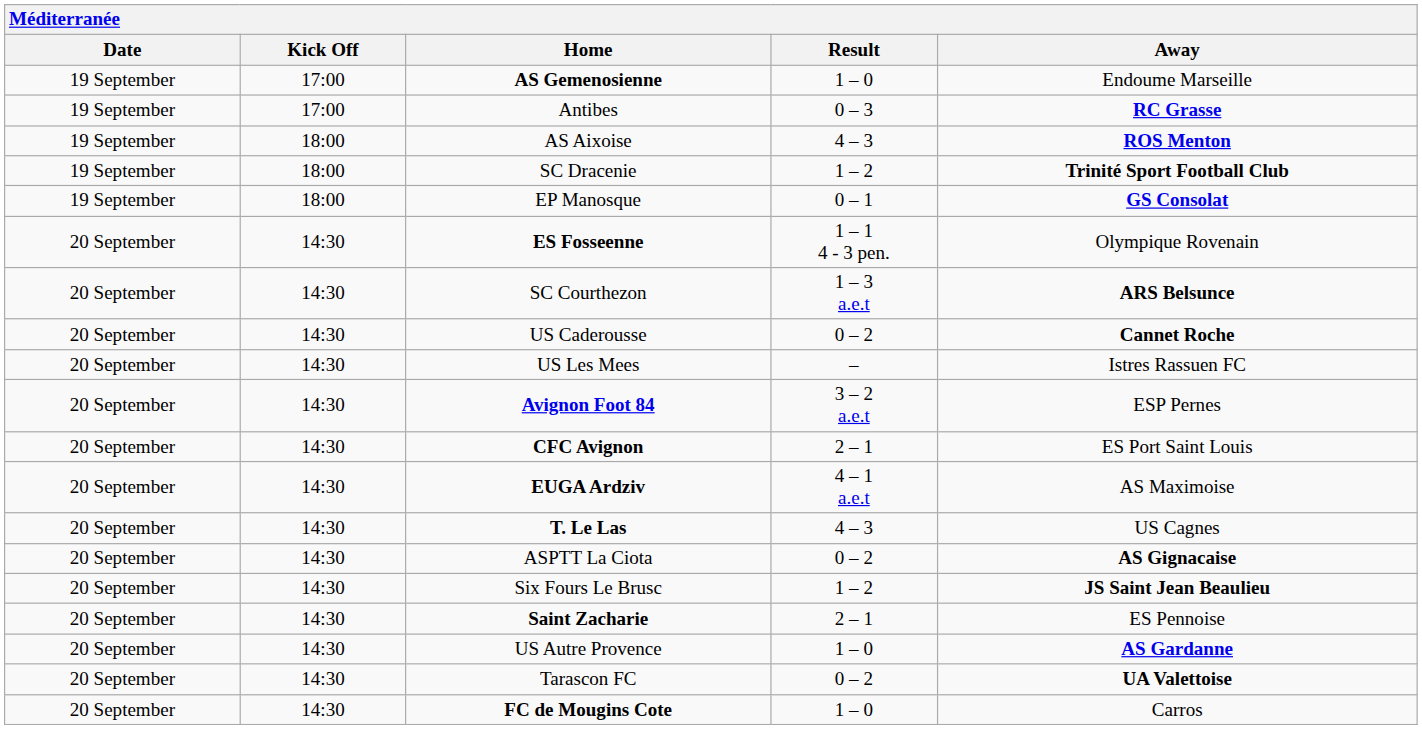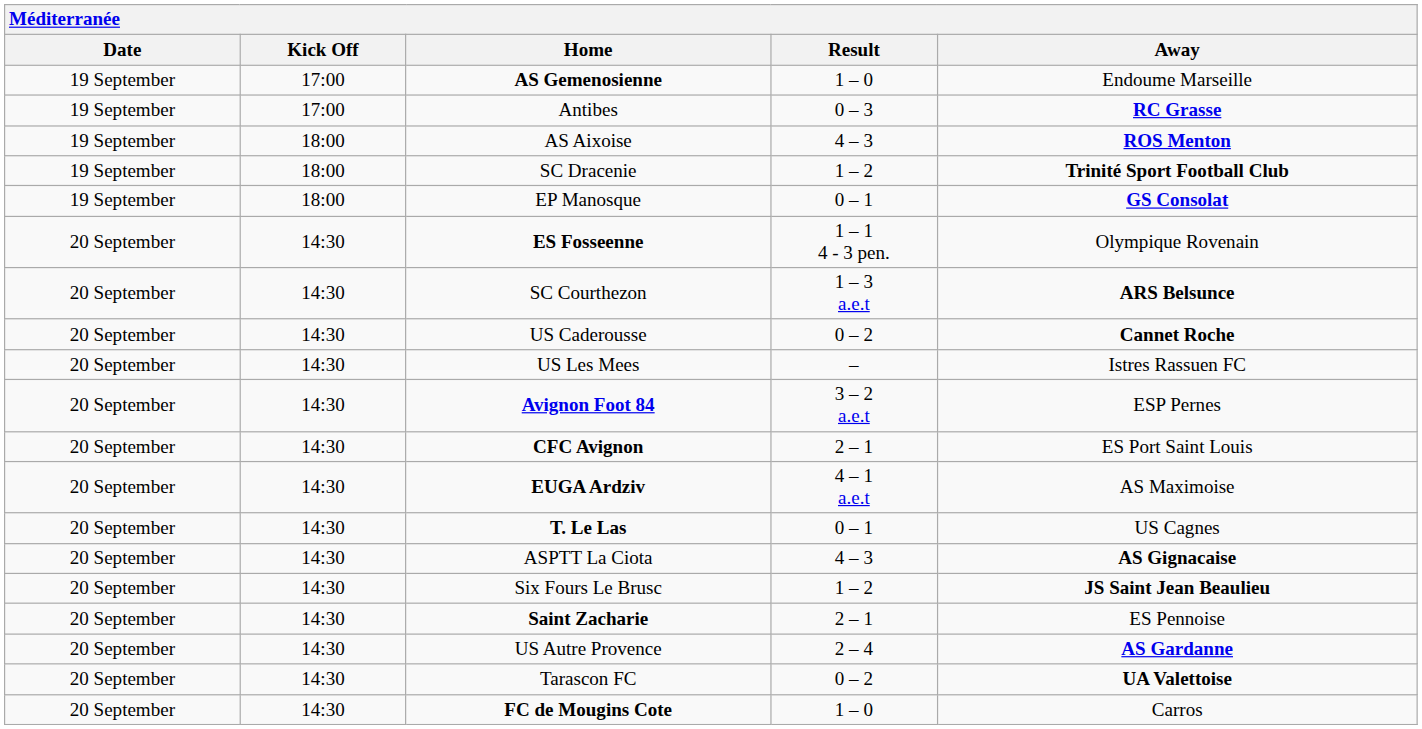(854, 528) 4 – 3 -> (854, 528) 0 – 1
(854, 558) 0 – 2 -> (854, 558) 4 – 3
(854, 648) 1 – 0 -> (854, 648) 2 – 4
